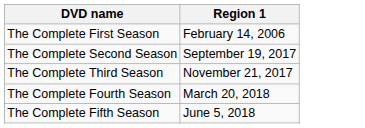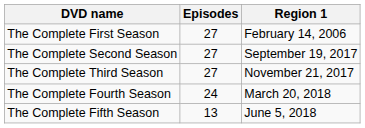+ column: (211, 14)
